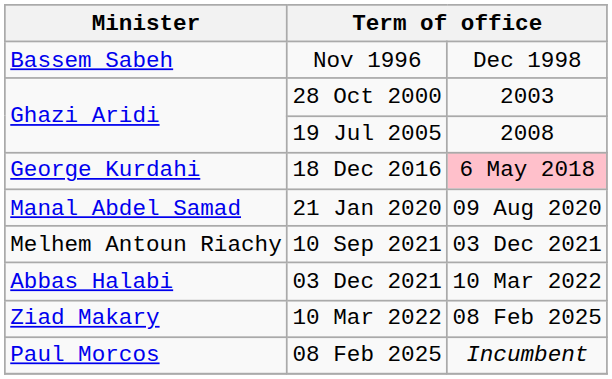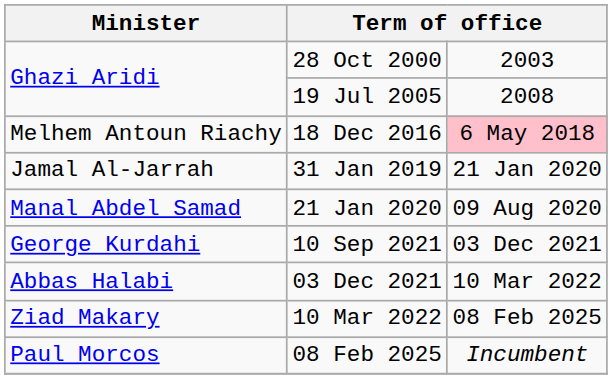- row: (367, 60)
(105, 171) George Kurdahi -> (146, 134) Melhem Antoun Riachy
+ row: (367, 171)
(146, 245) Melhem Antoun Riachy -> (105, 245) George Kurdahi
